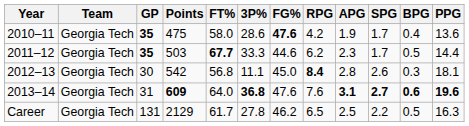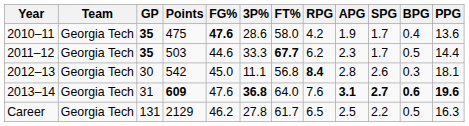columns swapped: (287, 14) <-> (222, 14)
